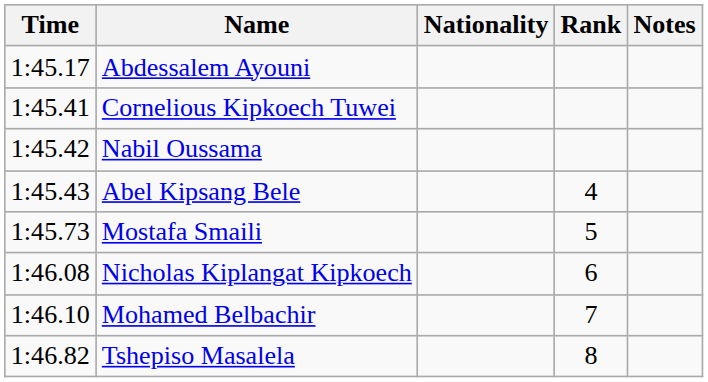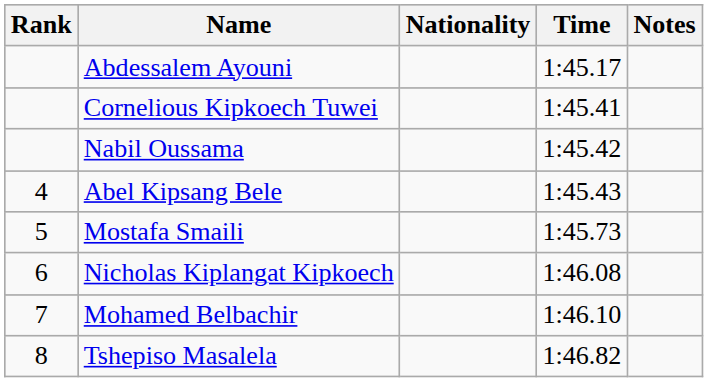columns swapped: (591, 25) <-> (50, 25)
